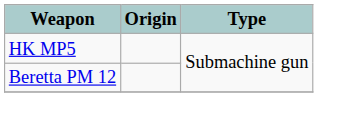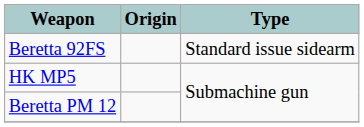+ row: (57, 48)
